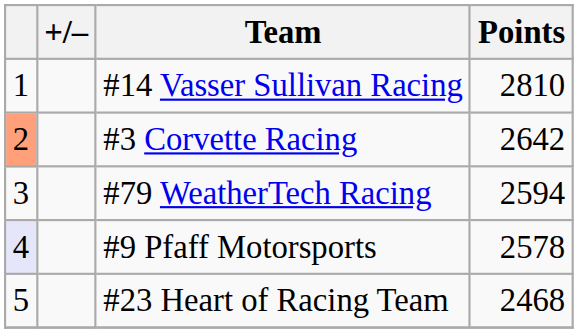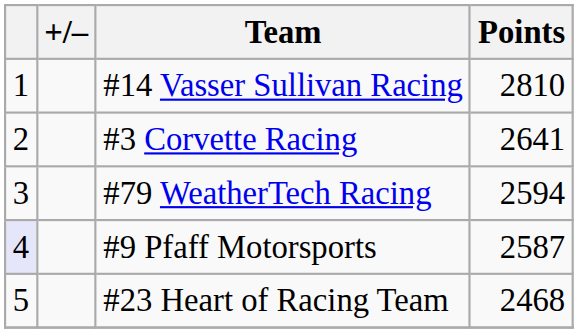(21, 139) lightsalmon background -> (21, 139) no background
(532, 139) 2642 -> (532, 139) 2641
(532, 247) 2578 -> (532, 247) 2587
